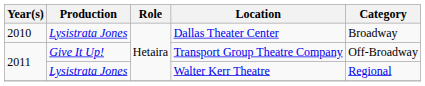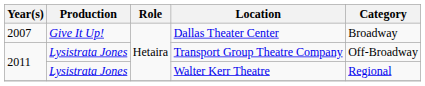(19, 33) 2010 -> (19, 33) 2007
(88, 33) Lysistrata Jones -> (77, 33) Give It Up!
(77, 52) Give It Up! -> (88, 52) Lysistrata Jones
